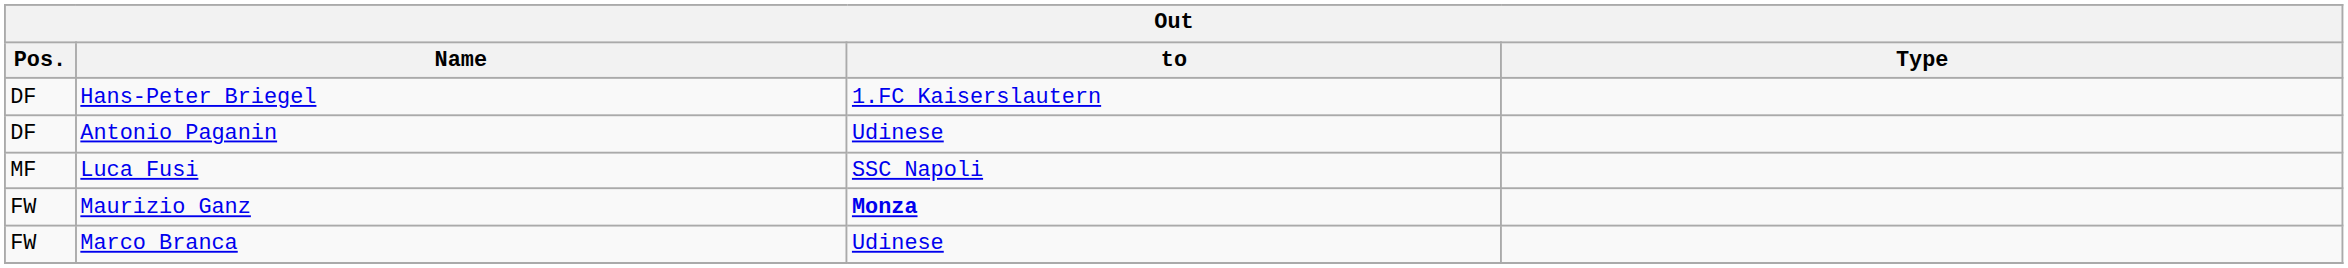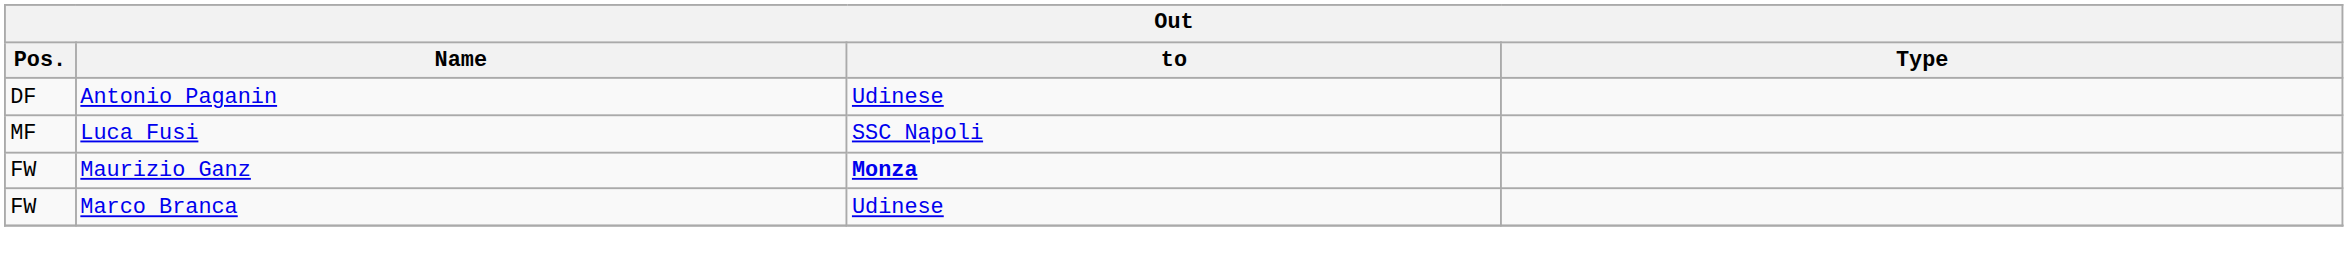- row: (198, 97)
